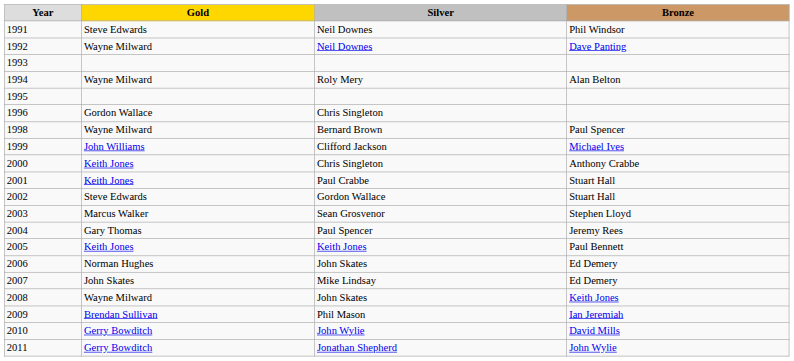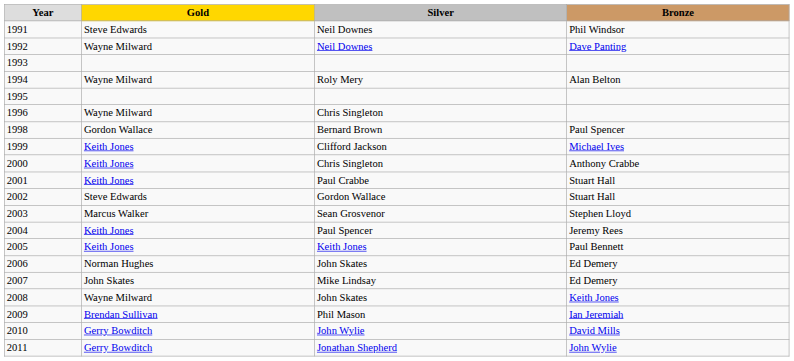(118, 113) Gordon Wallace -> (118, 113) Wayne Milward
(118, 130) Wayne Milward -> (118, 130) Gordon Wallace
(114, 146) John Williams -> (109, 146) Keith Jones
(113, 230) Gary Thomas -> (109, 230) Keith Jones
